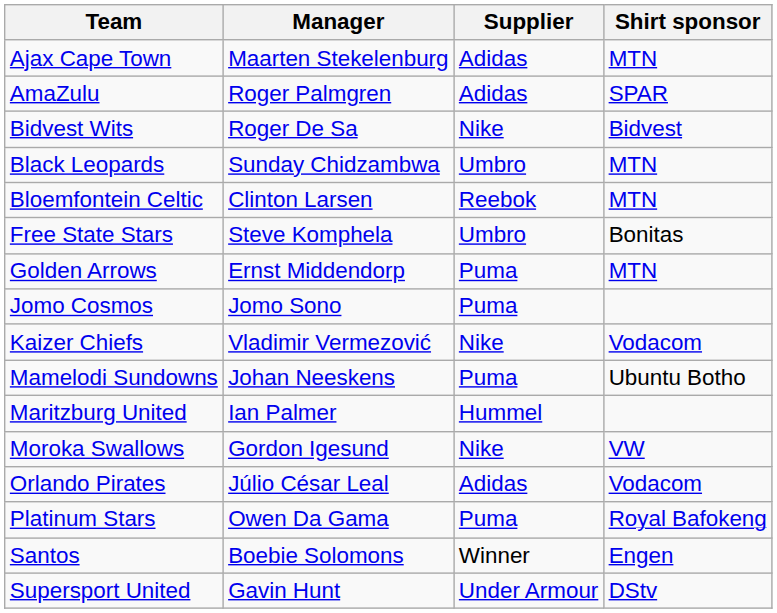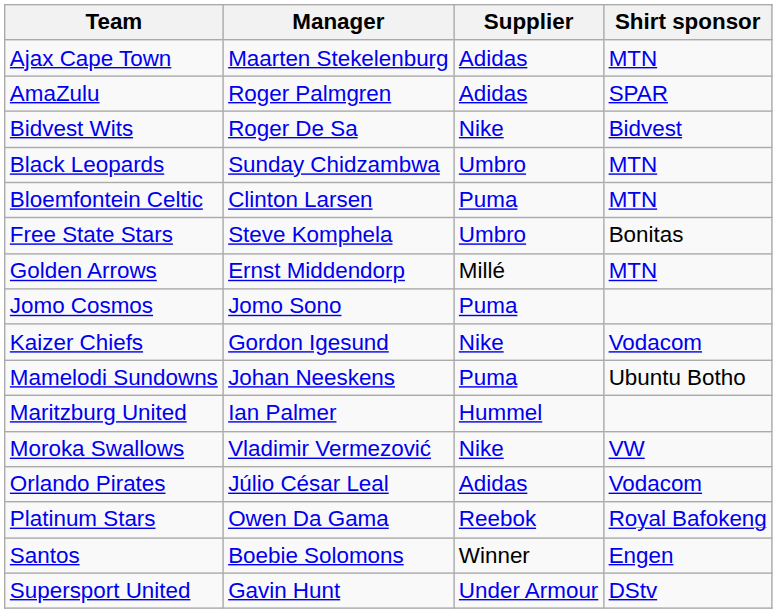(497, 199) Reebok -> (488, 199) Puma
(488, 270) Puma -> (482, 270) Millé
(330, 341) Vladimir Vermezović -> (308, 341) Gordon Igesund
(308, 448) Gordon Igesund -> (330, 448) Vladimir Vermezović
(488, 519) Puma -> (497, 519) Reebok
